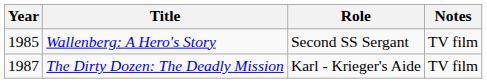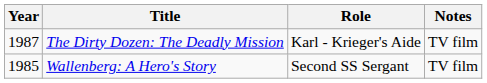rows swapped: (131, 41) <-> (165, 66)
